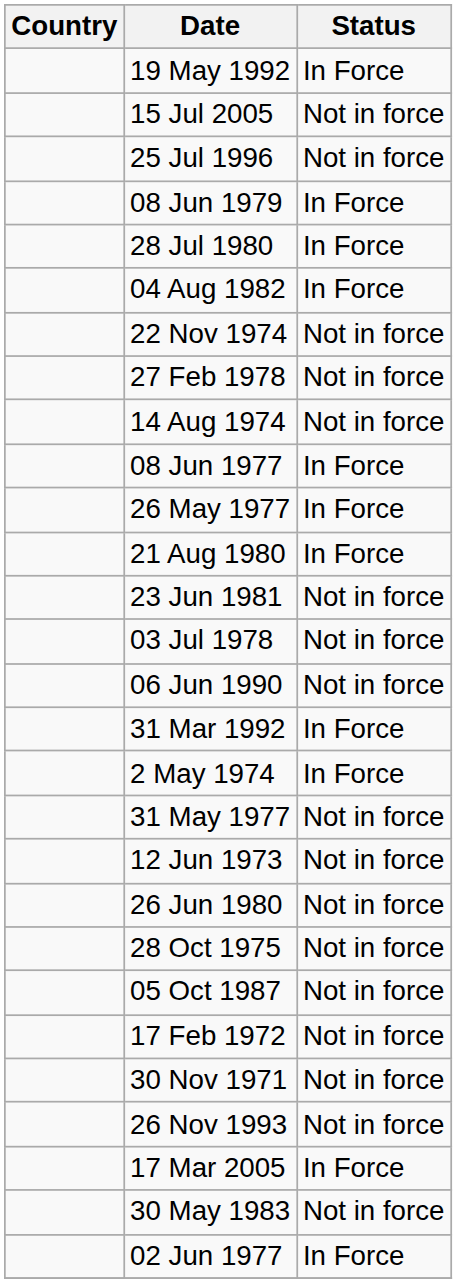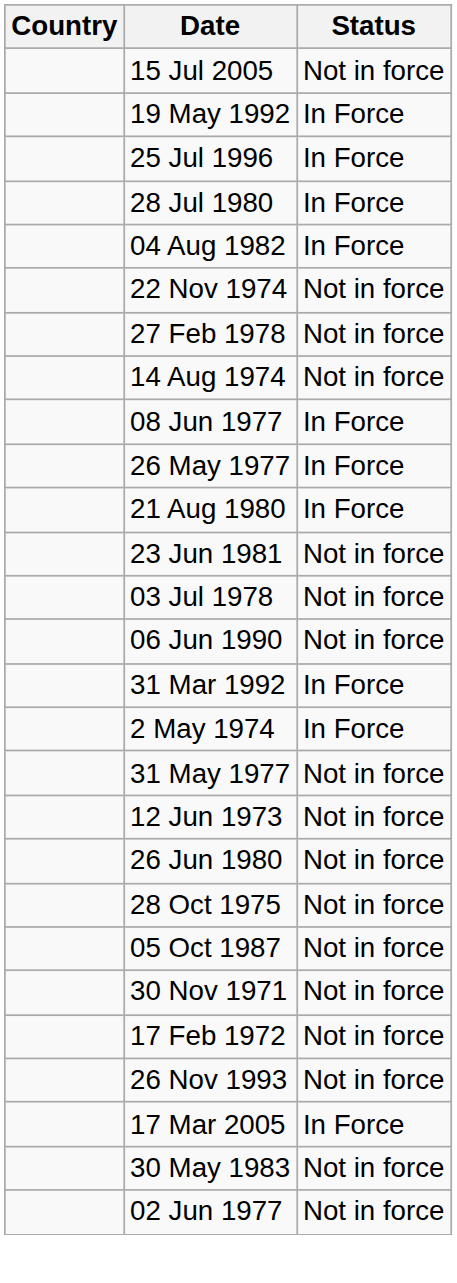rows swapped: (210, 70) <-> (202, 114)
(374, 158) Not in force -> (354, 158) In Force
- row: (206, 202)
rows swapped: (209, 1080) <-> (208, 1036)
(354, 1255) In Force -> (374, 1211) Not in force
